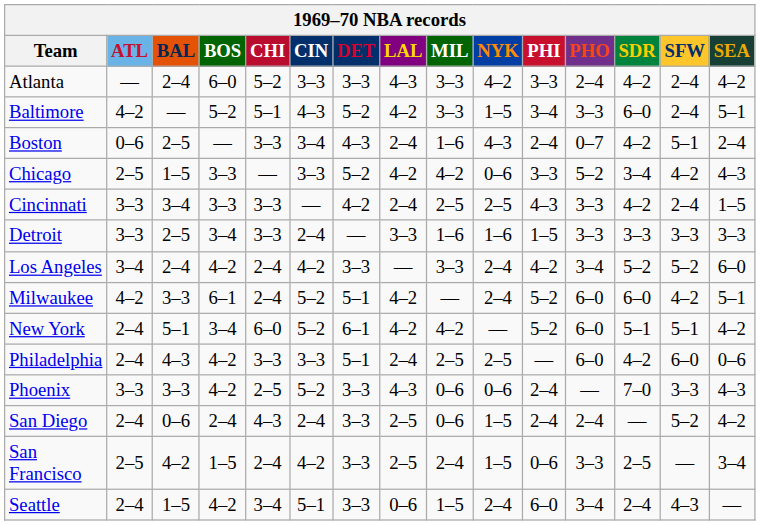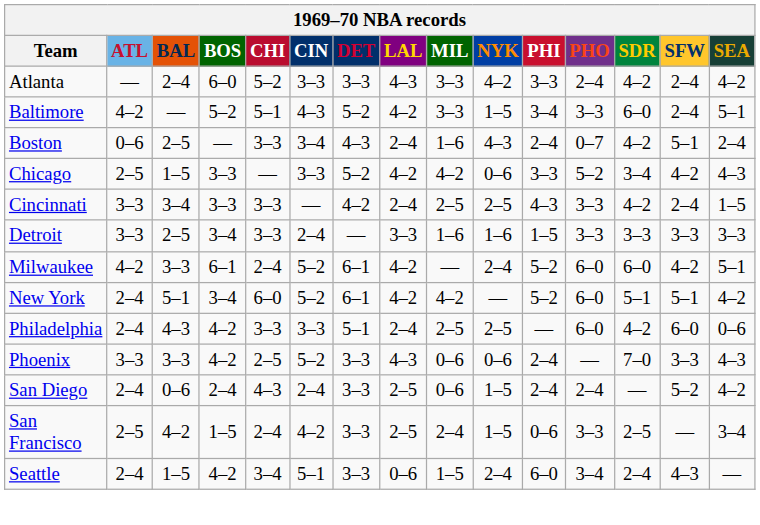- row: (55, 266)
(356, 297) 5–1 -> (356, 266) 6–1
